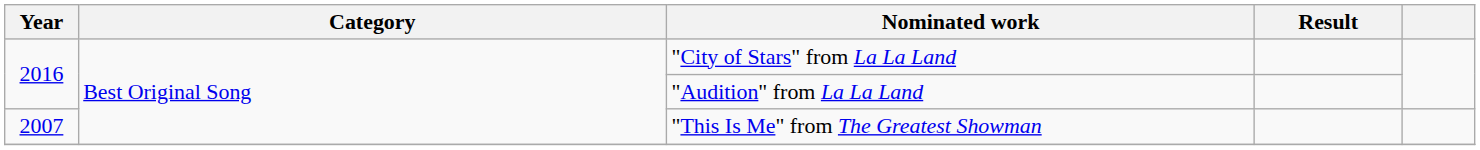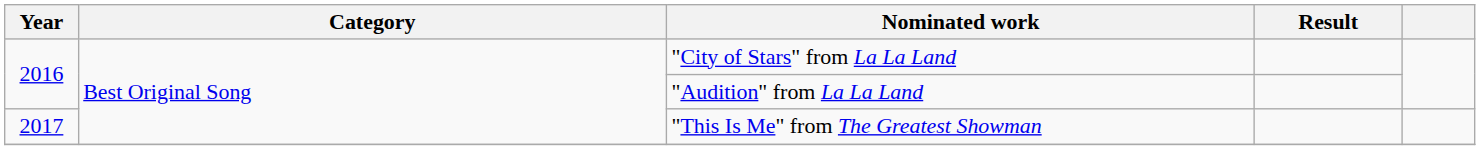(41, 126) 2007 -> (41, 126) 2017
